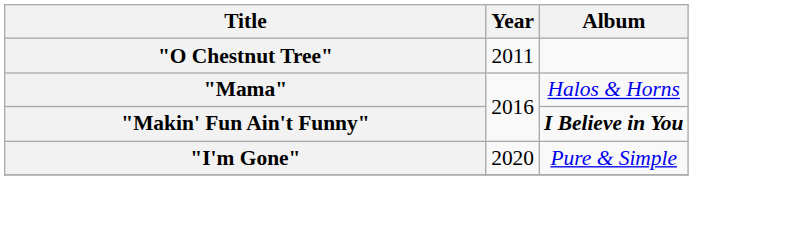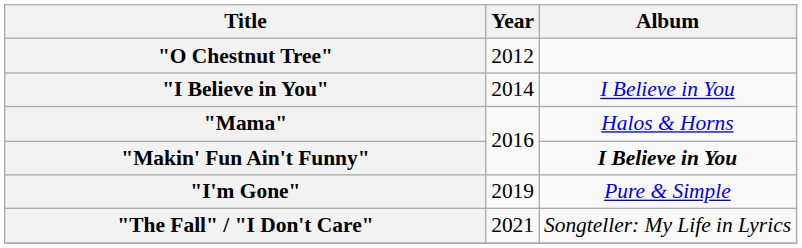(513, 55) 2011 -> (513, 55) 2012
+ row: (245, 89)
(513, 157) 2020 -> (513, 191) 2019
+ row: (245, 225)
